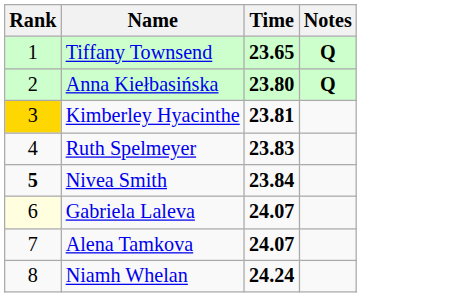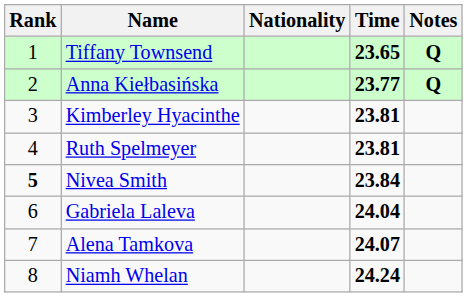+ column: (297, 20)
(272, 84) 23.80 -> (377, 84) 23.77
(33, 116) gold background -> (33, 116) no background
(272, 148) 23.83 -> (377, 148) 23.81
(33, 212) lightyellow background -> (33, 212) no background
(272, 212) 24.07 -> (377, 212) 24.04
